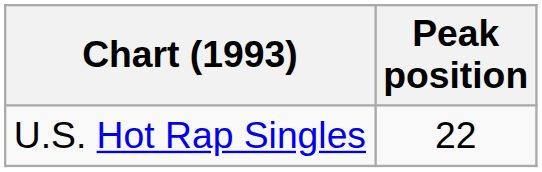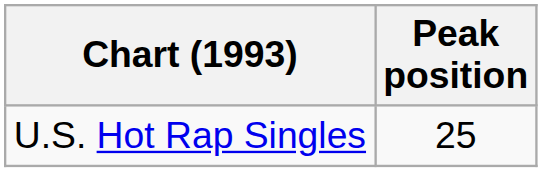(456, 135) 22 -> (456, 135) 25
